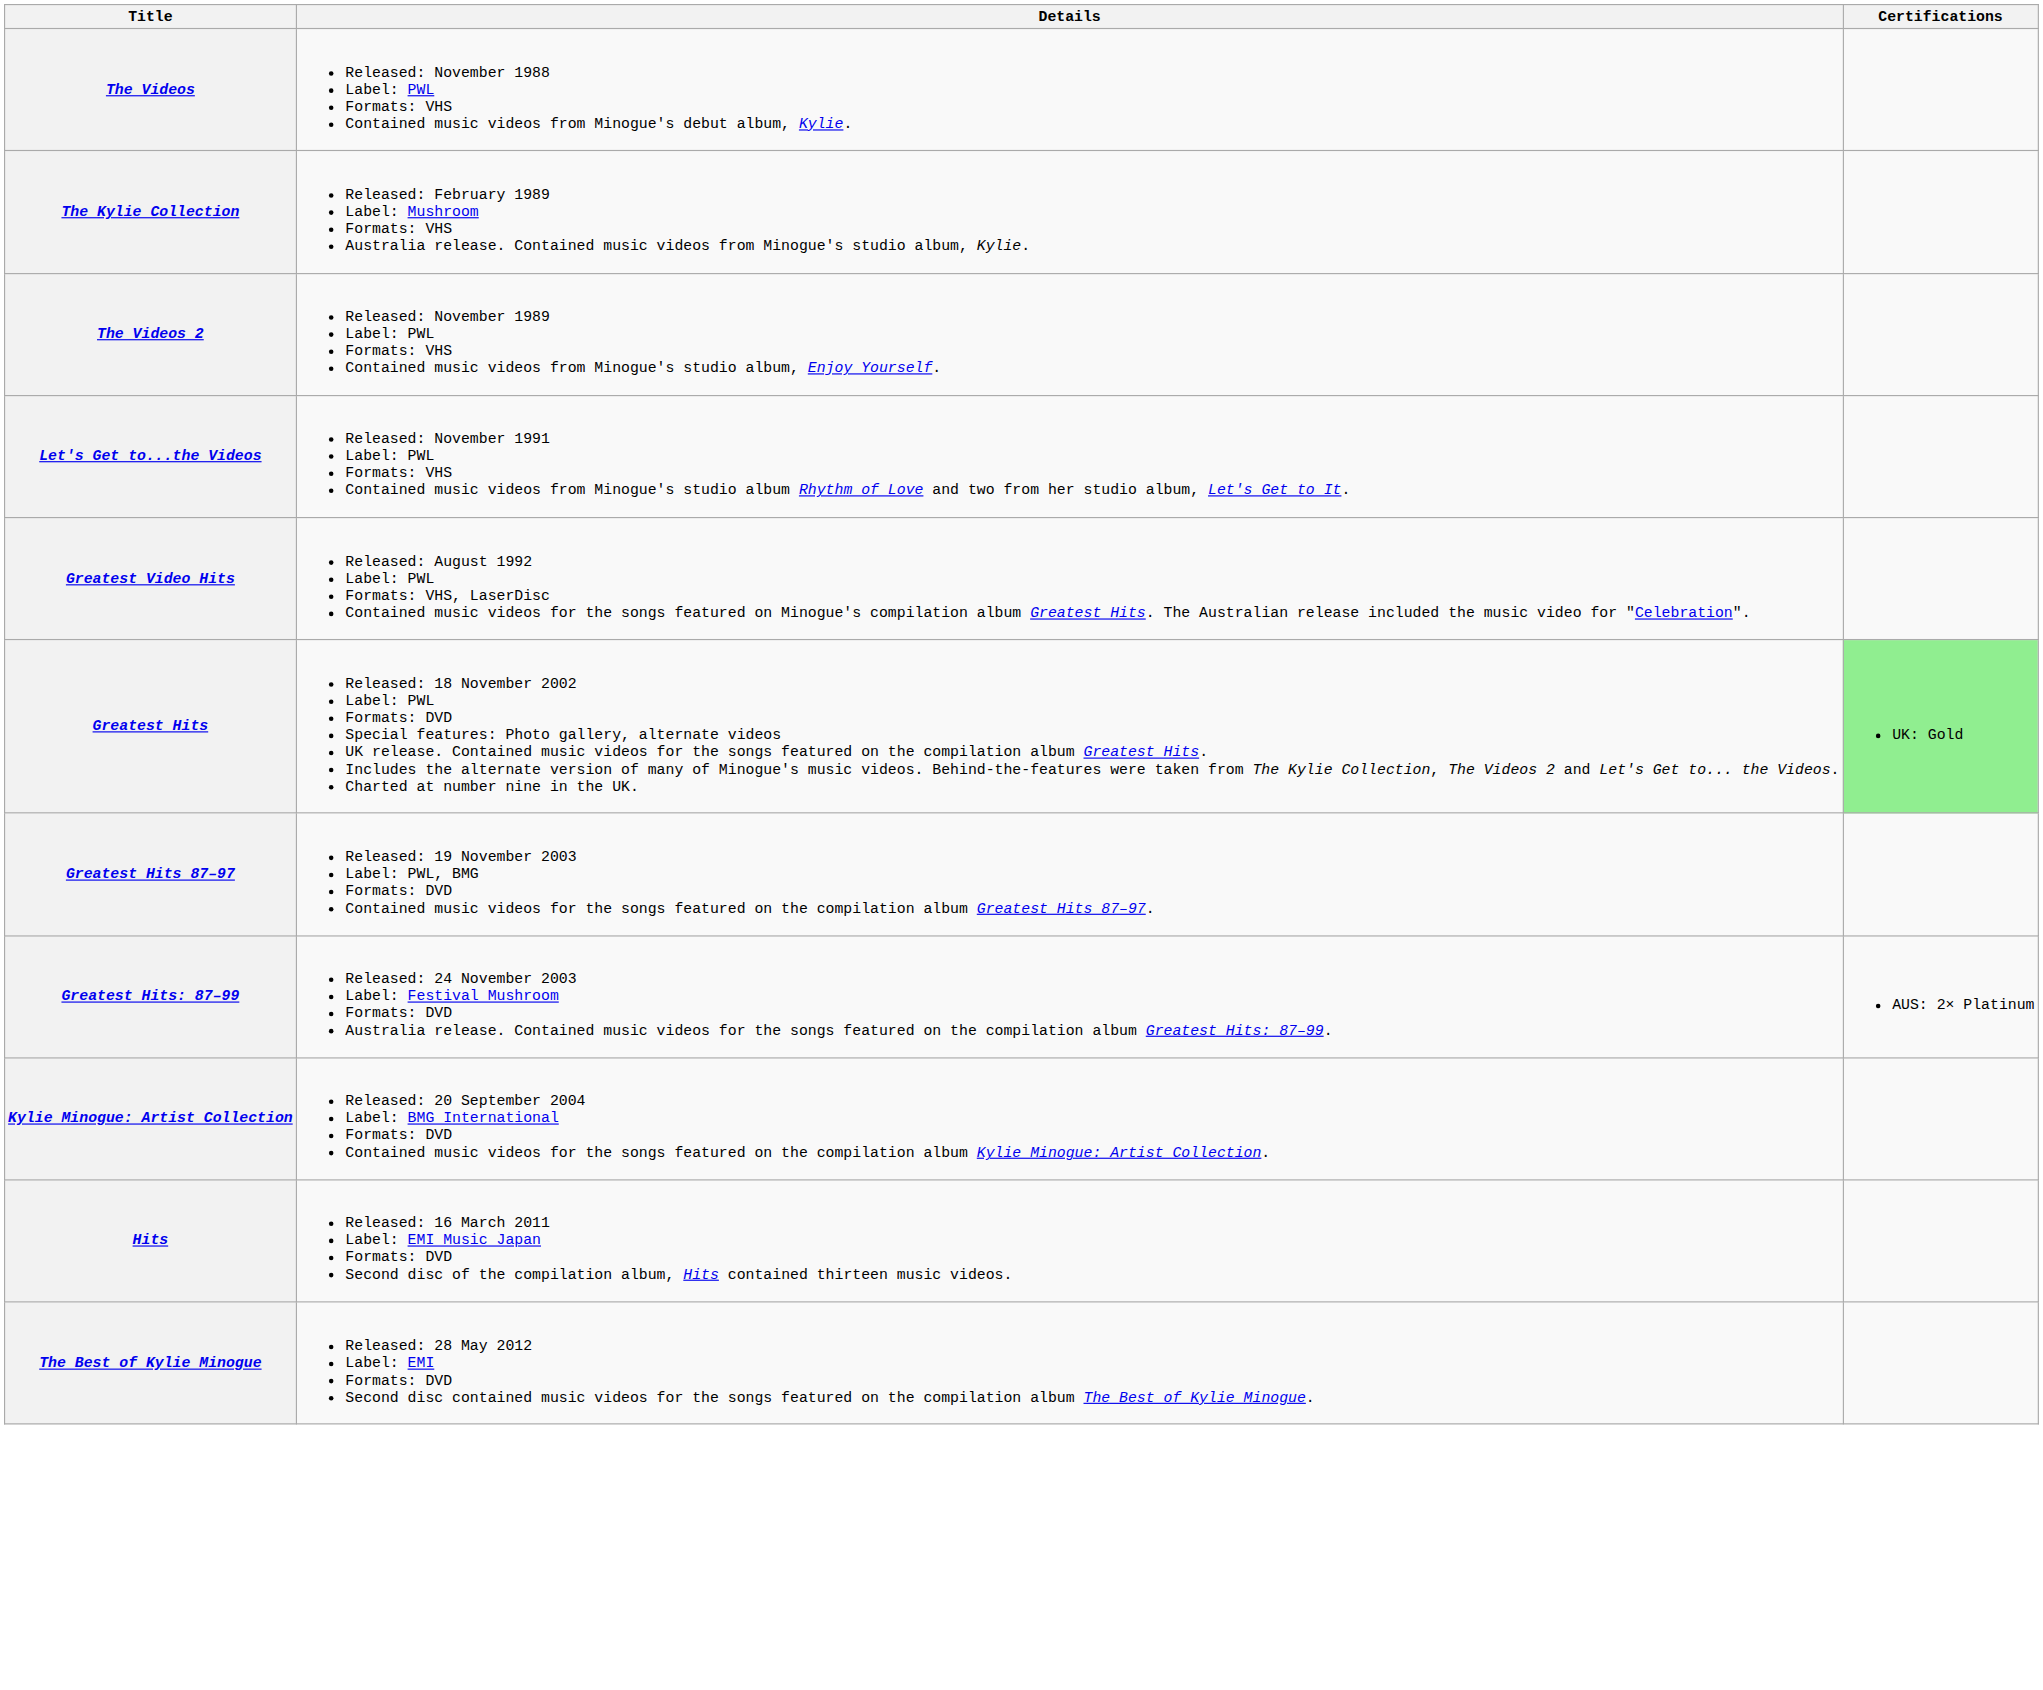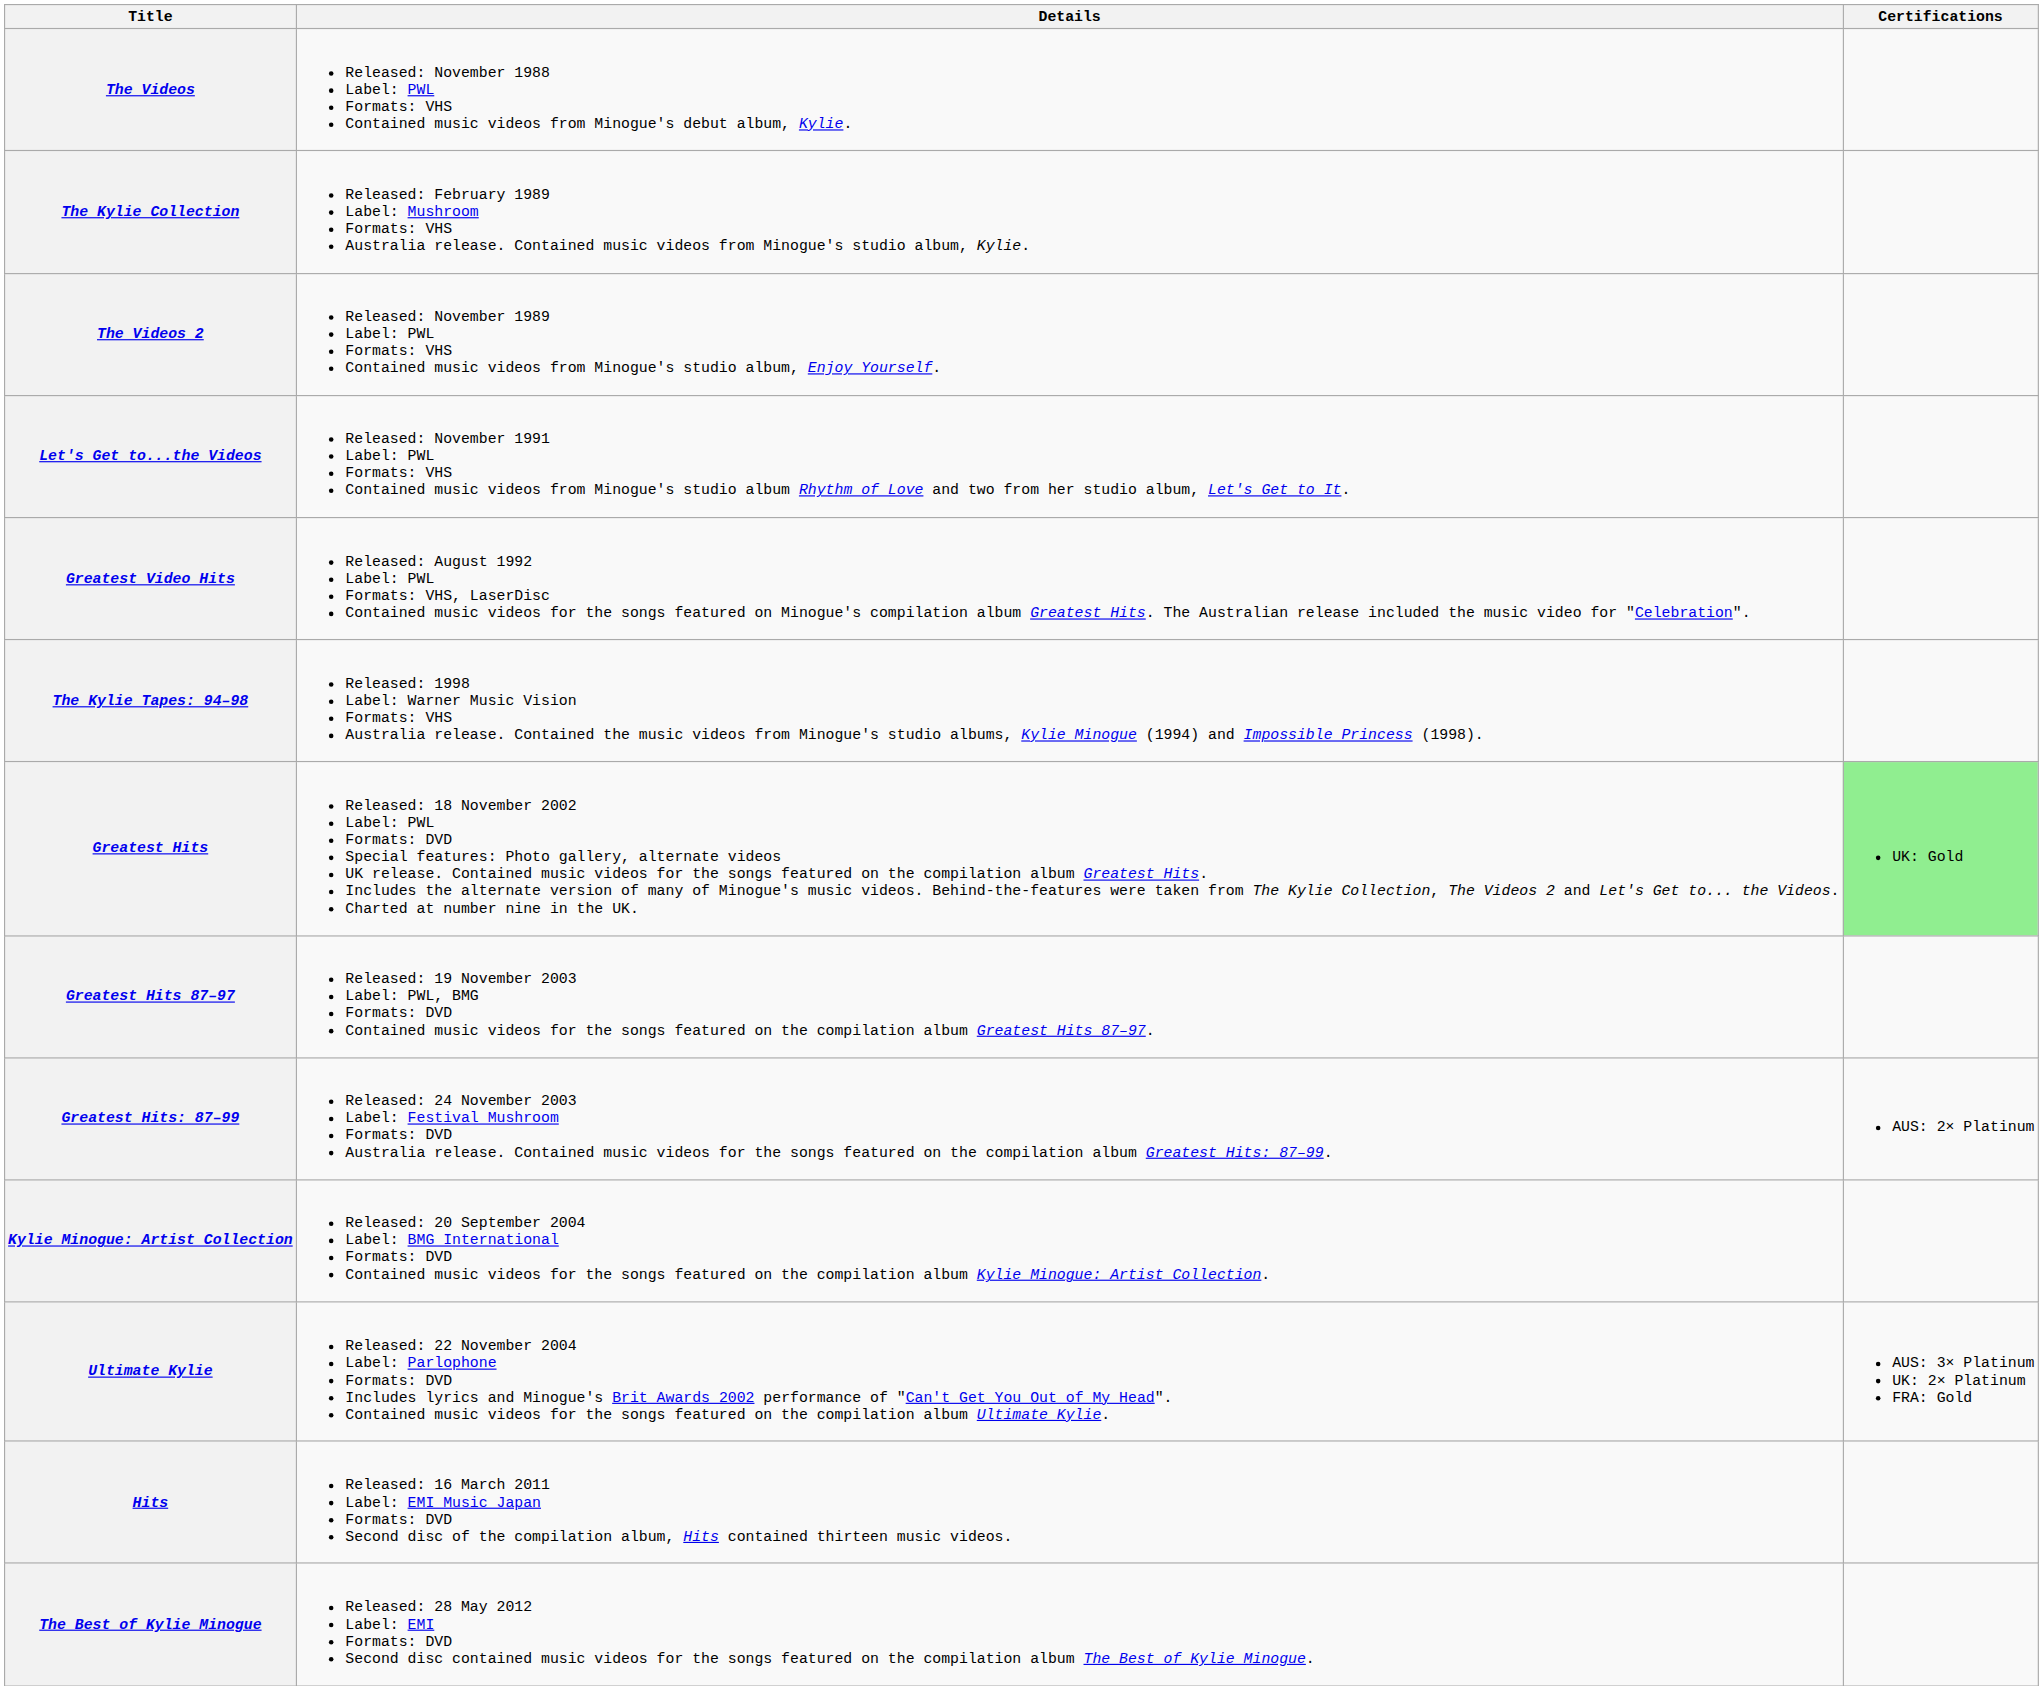+ row: (150, 701)
+ row: (150, 1372)
